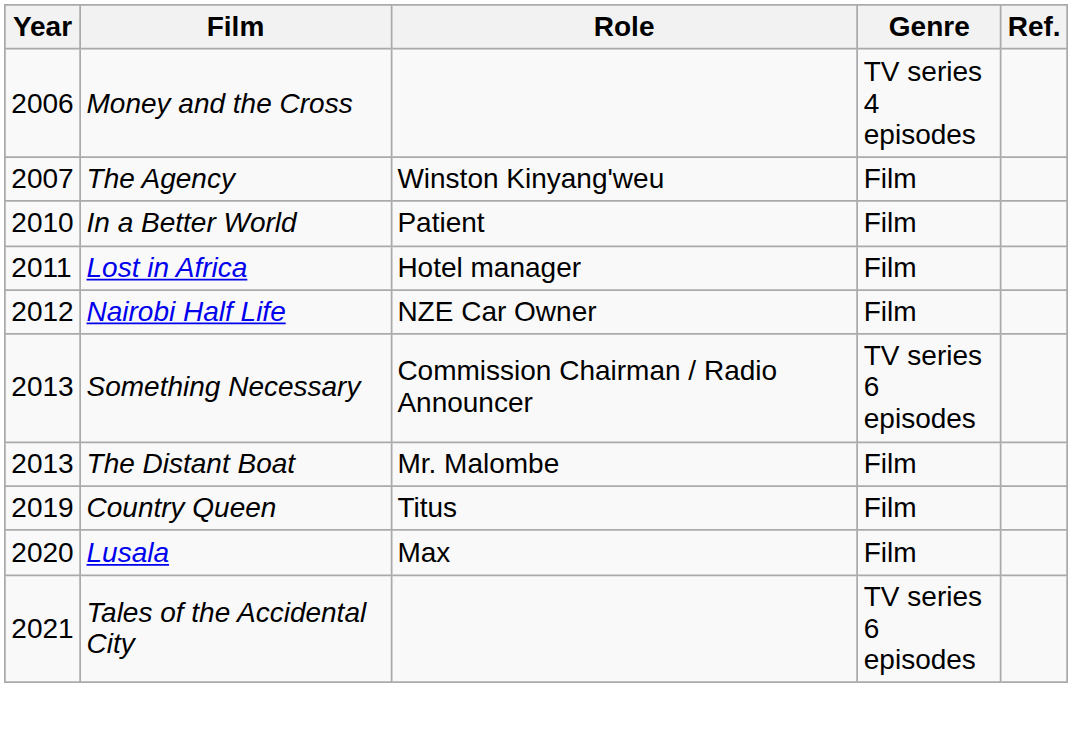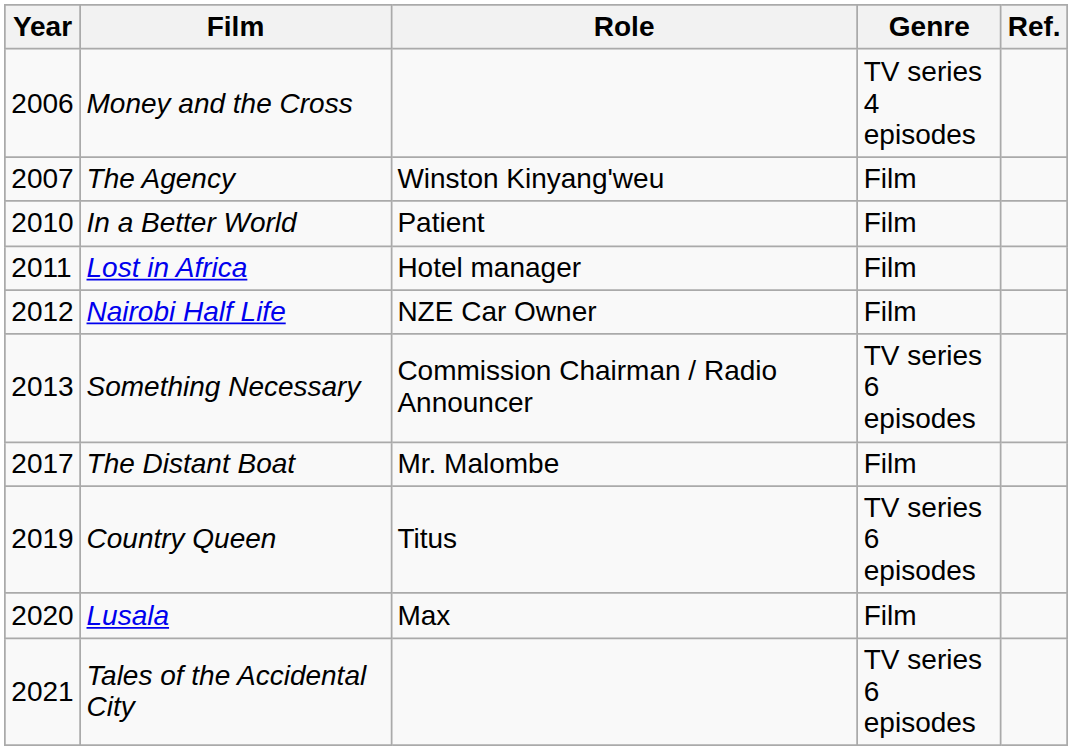(42, 463) 2013 -> (42, 463) 2017
(890, 507) Film -> (923, 539) TV series 6 episodes
